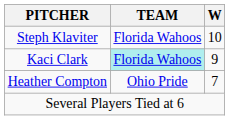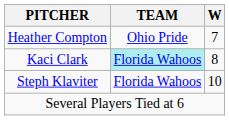rows swapped: (57, 37) <-> (57, 81)
(215, 59) 9 -> (215, 59) 8
